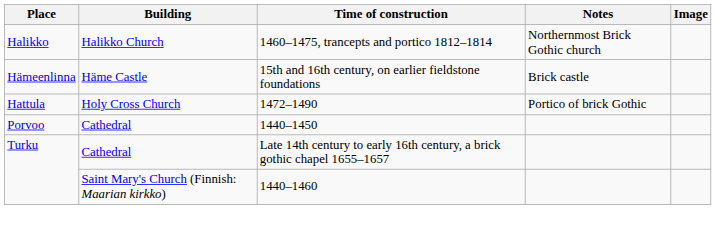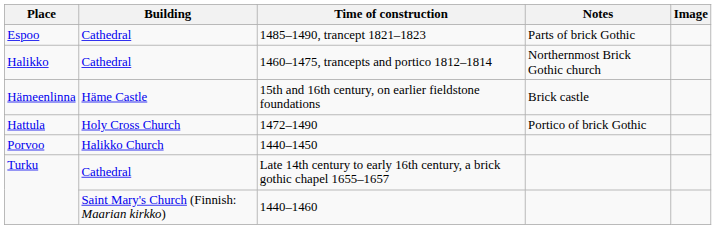+ row: (343, 34)
(123, 42) Halikko Church -> (106, 62) Cathedral
(106, 124) Cathedral -> (123, 144) Halikko Church
